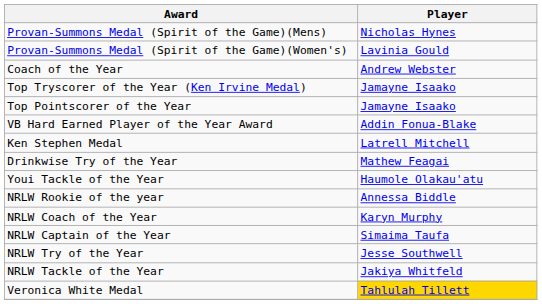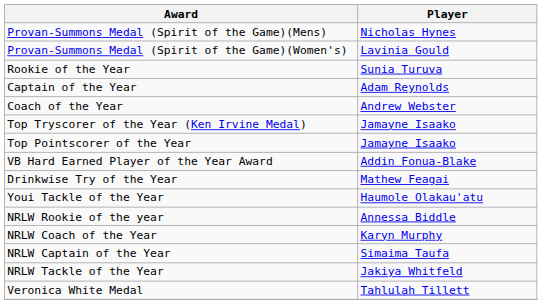+ row: (68, 69)
+ row: (72, 87)
- row: (65, 143)
- row: (75, 253)
(415, 290) gold background -> (415, 290) no background
